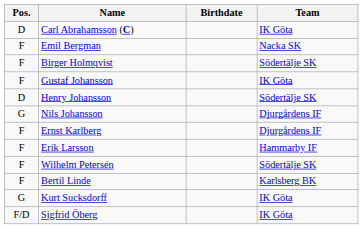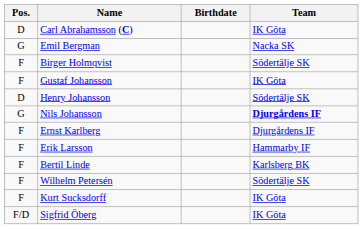(22, 47) F -> (21, 47) G
(290, 114) normal -> (287, 114) bold
rows swapped: (66, 181) <-> (77, 165)
(22, 198) G -> (21, 198) F
